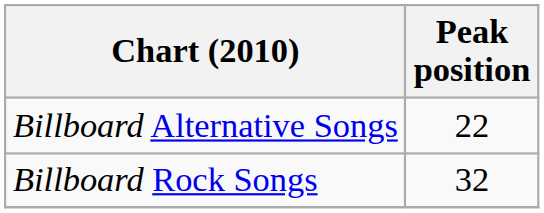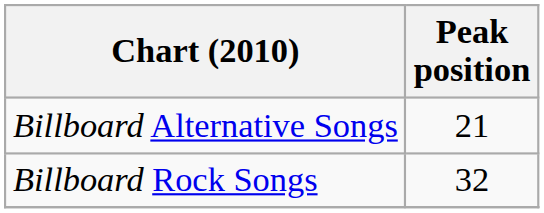(472, 125) 22 -> (472, 125) 21
